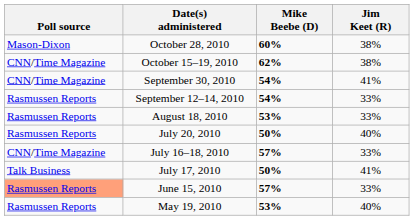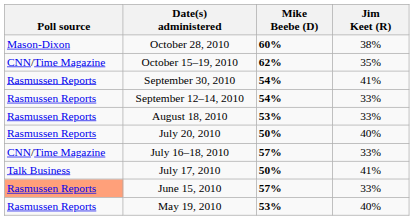(371, 62) 38% -> (371, 62) 35%
(56, 80) CNN/Time Magazine -> (52, 80) Rasmussen Reports
